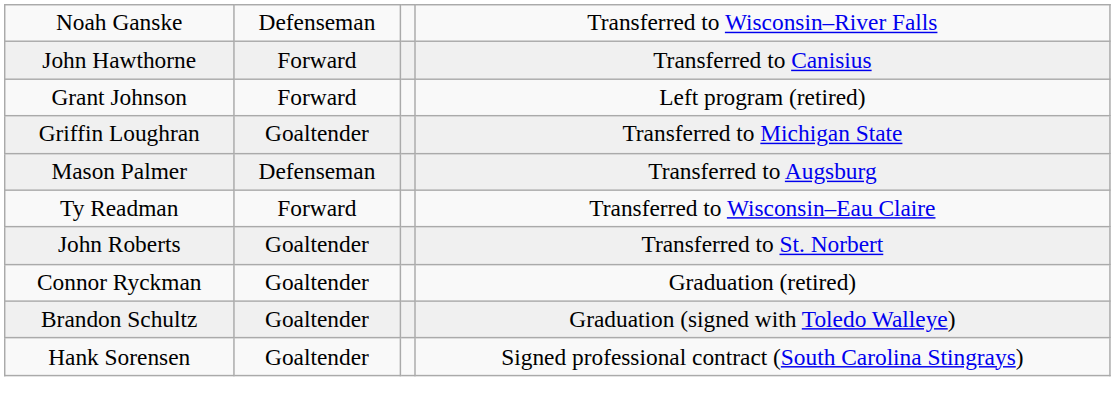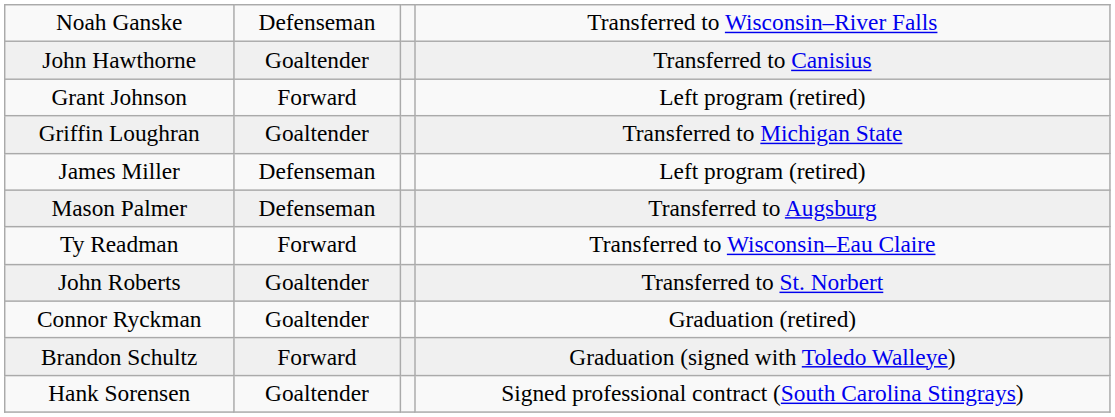(317, 60) Forward -> (317, 60) Goaltender
+ row: (119, 171)
(317, 319) Goaltender -> (317, 356) Forward
